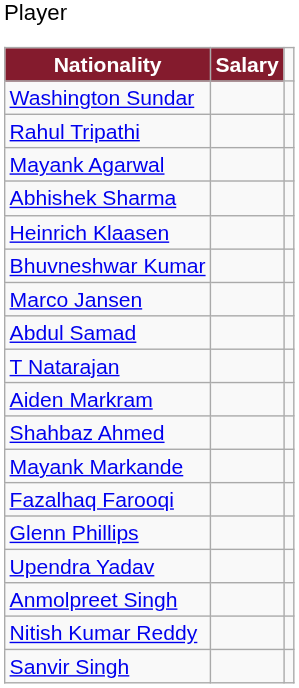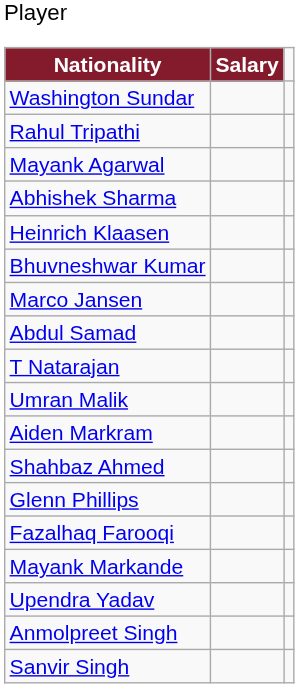+ row: (69, 399)
rows swapped: (74, 533) <-> (96, 466)
- row: (103, 633)
